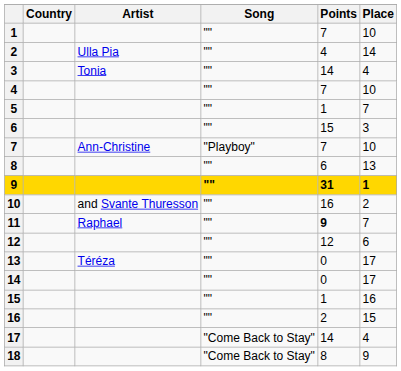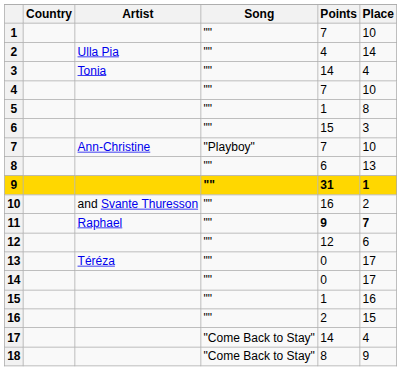(366, 109) 7 -> (366, 109) 8
(366, 223) normal -> (366, 223) bold
